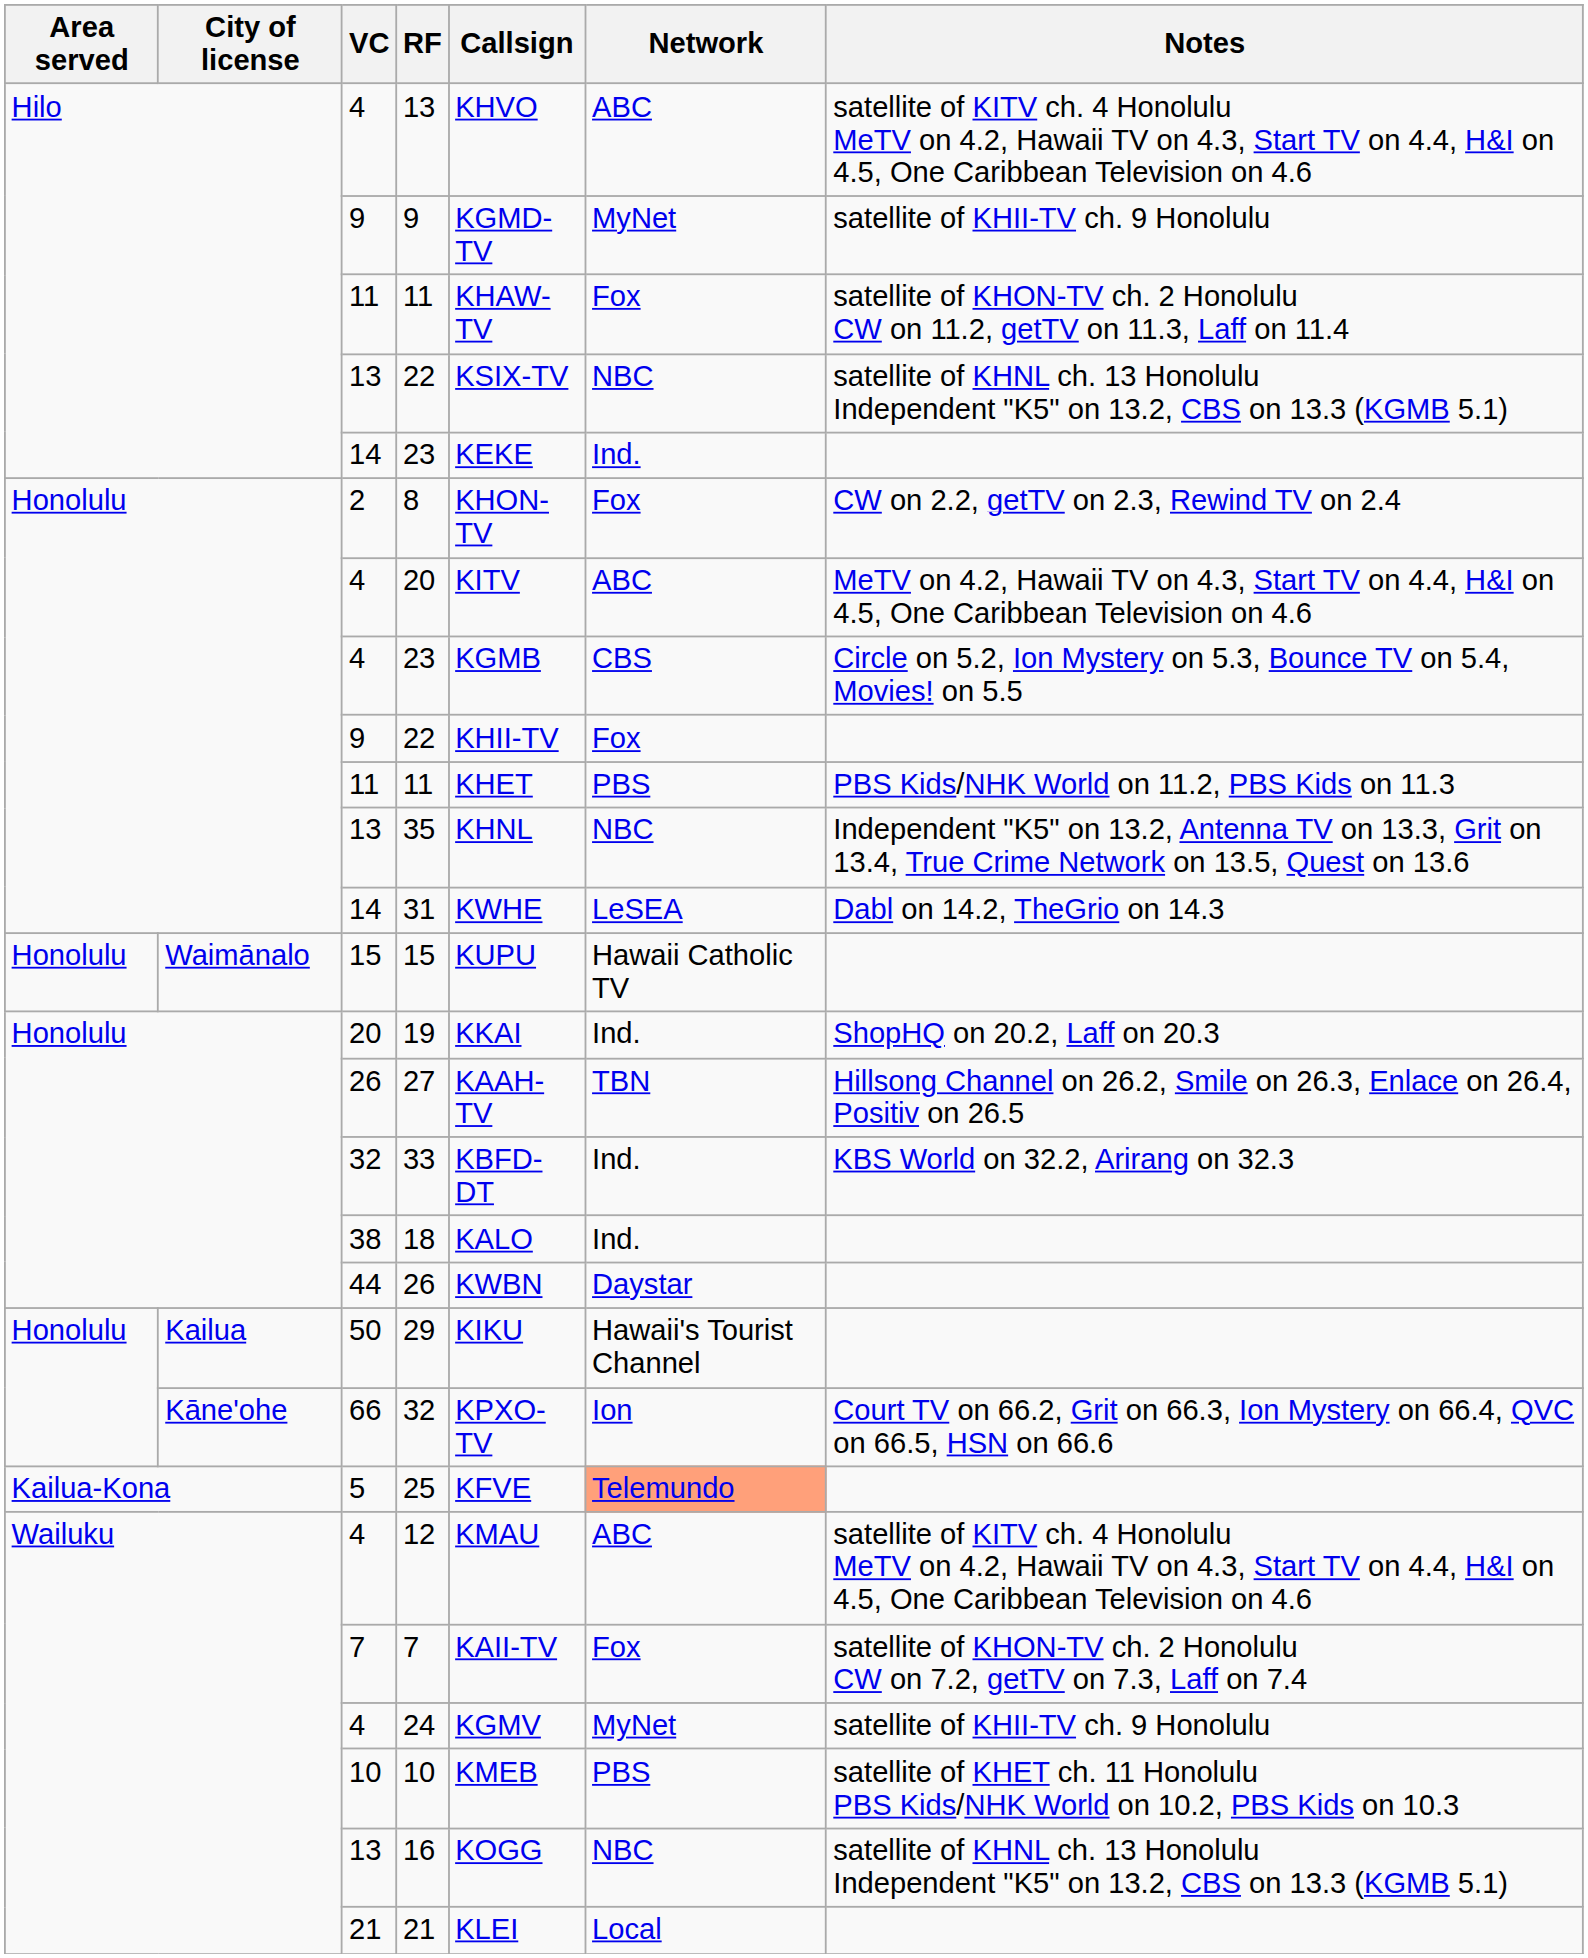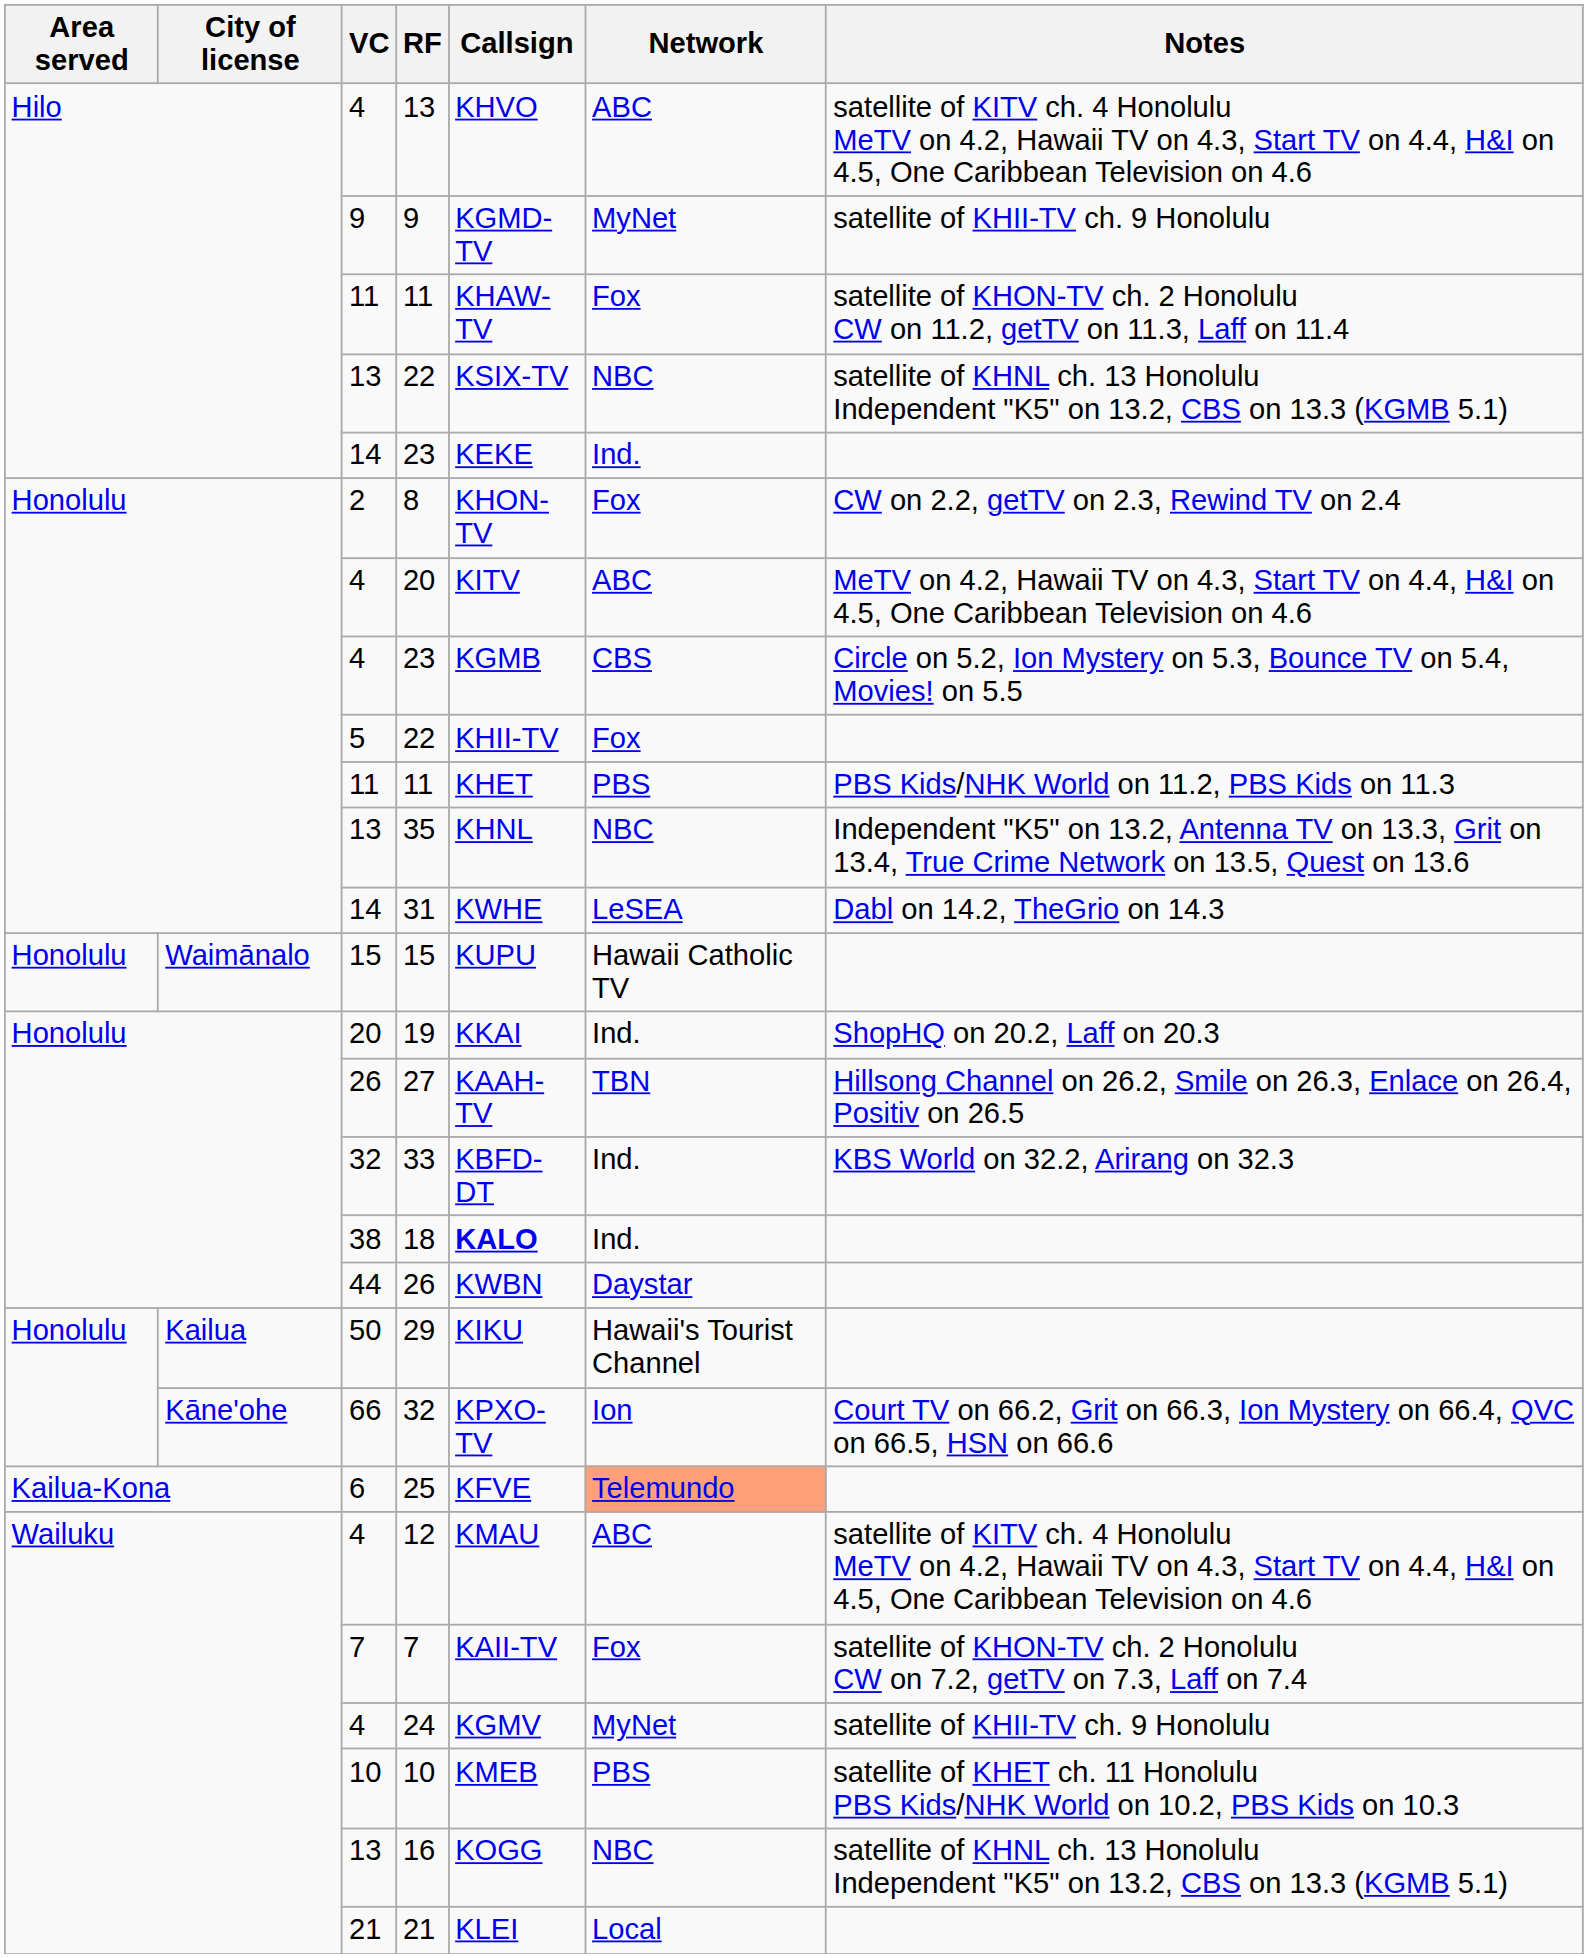(357, 738) 9 -> (357, 738) 5
(494, 1238) normal -> (496, 1238) bold
(357, 1488) 5 -> (357, 1488) 6
